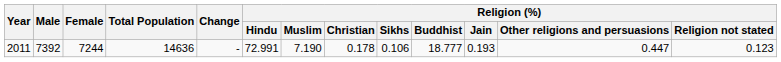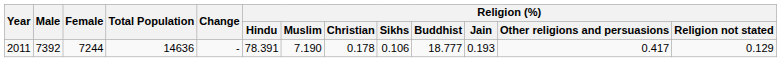(262, 48) 72.991 -> (262, 48) 78.391
(655, 48) 0.447 -> (655, 48) 0.417
(760, 48) 0.123 -> (760, 48) 0.129
